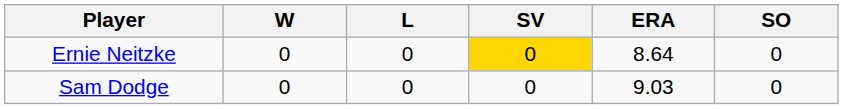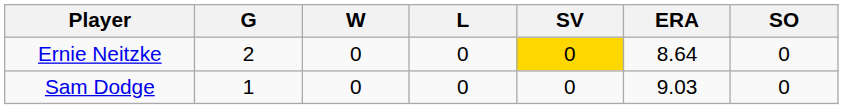+ column: (249, 20)
